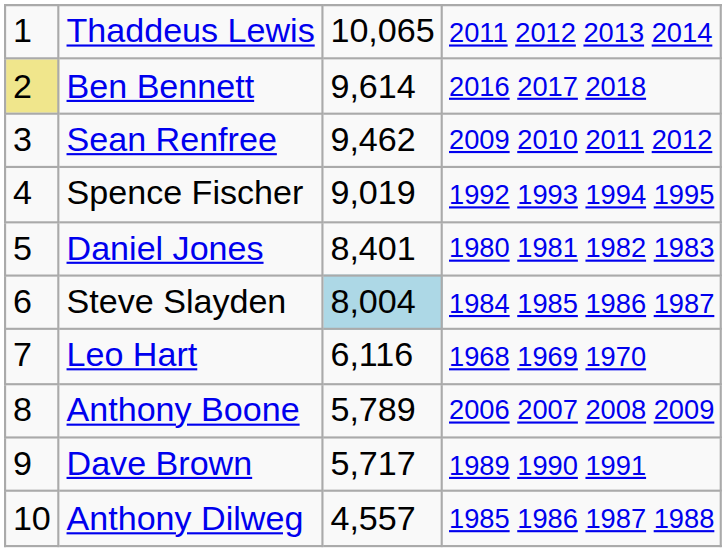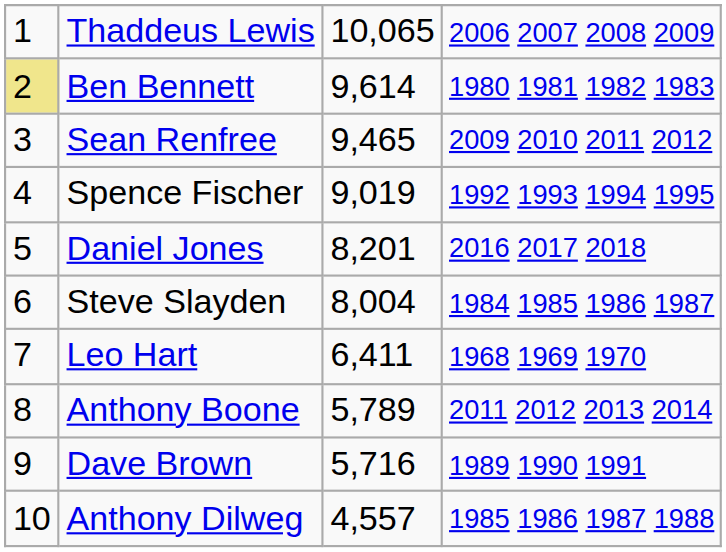(581, 32) 2011 2012 2013 2014 -> (582, 32) 2006 2007 2008 2009
(548, 86) 2016 2017 2018 -> (582, 86) 1980 1981 1982 1983
(373, 139) 9,462 -> (373, 139) 9,465
(373, 247) 8,401 -> (373, 247) 8,201
(582, 248) 1980 1981 1982 1983 -> (548, 248) 2016 2017 2018
(373, 301) lightblue background -> (373, 301) no background
(372, 355) 6,116 -> (372, 355) 6,411
(582, 410) 2006 2007 2008 2009 -> (581, 410) 2011 2012 2013 2014
(373, 463) 5,717 -> (373, 463) 5,716
